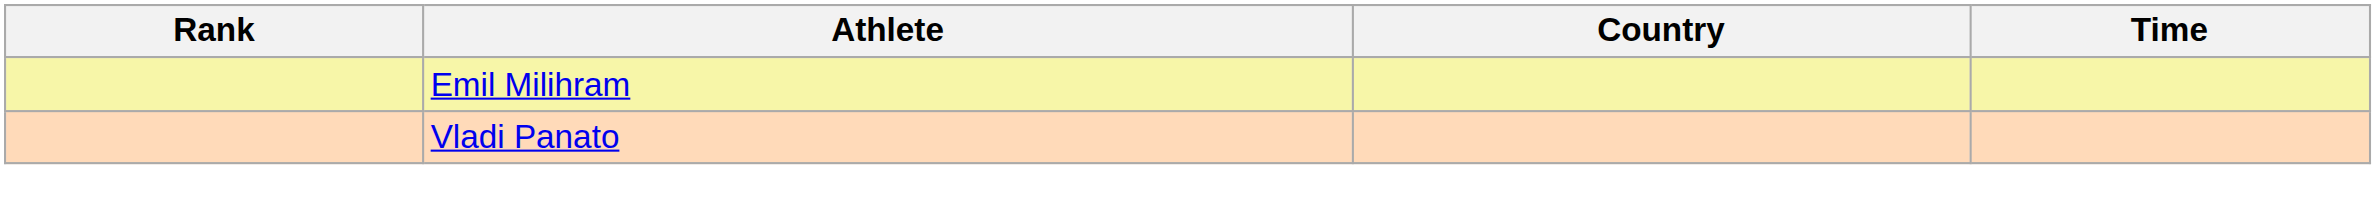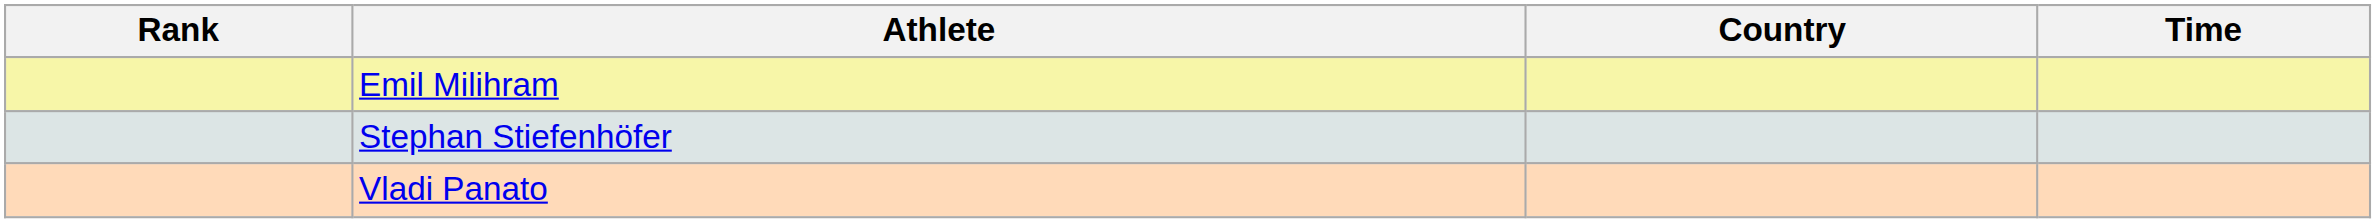+ row: (515, 136)
